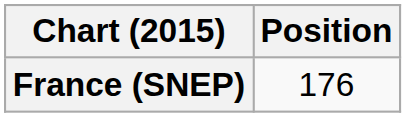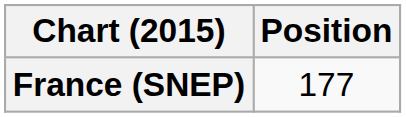(326, 84) 176 -> (326, 84) 177
